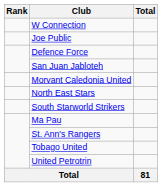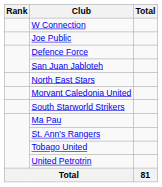rows swapped: (81, 80) <-> (63, 93)
